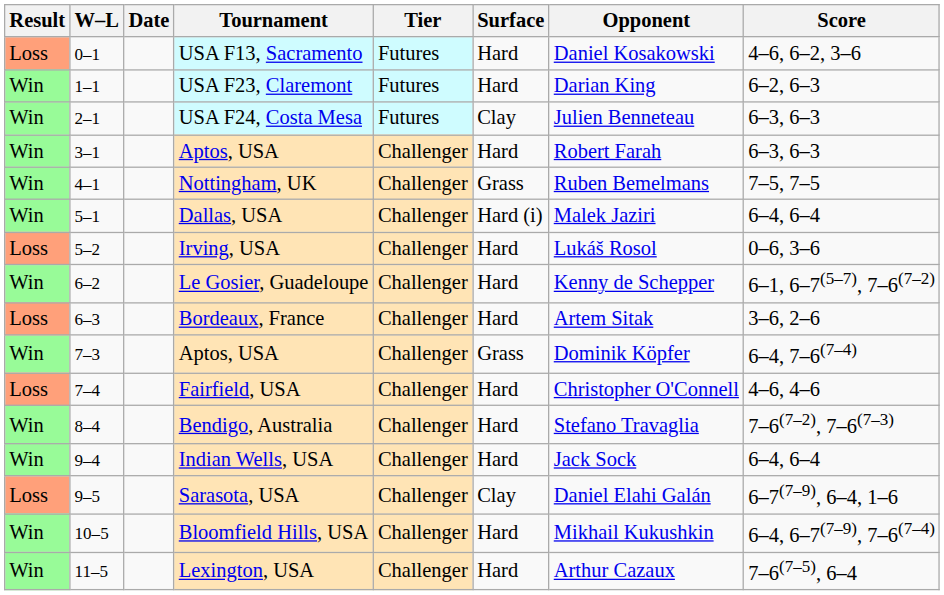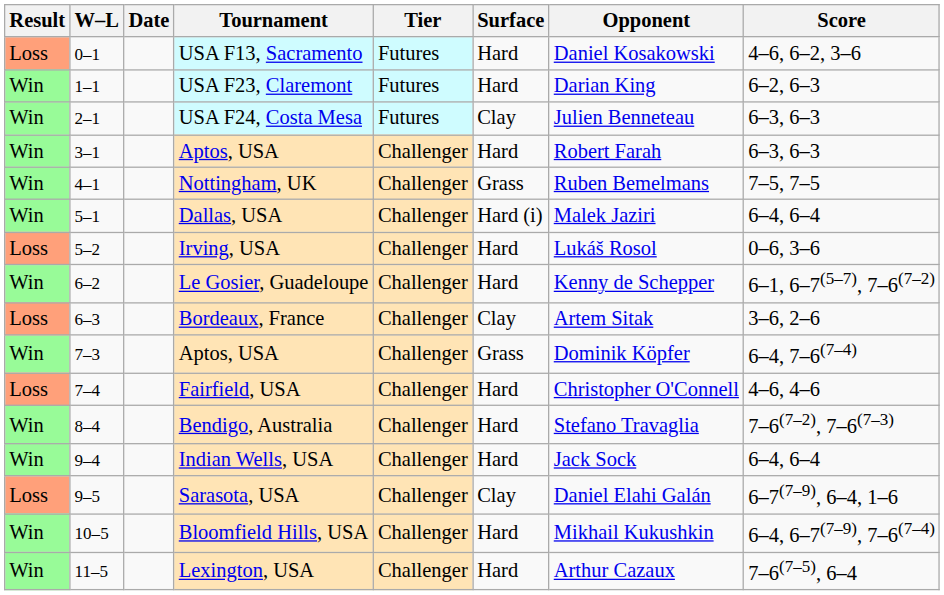(498, 318) Hard -> (497, 318) Clay
